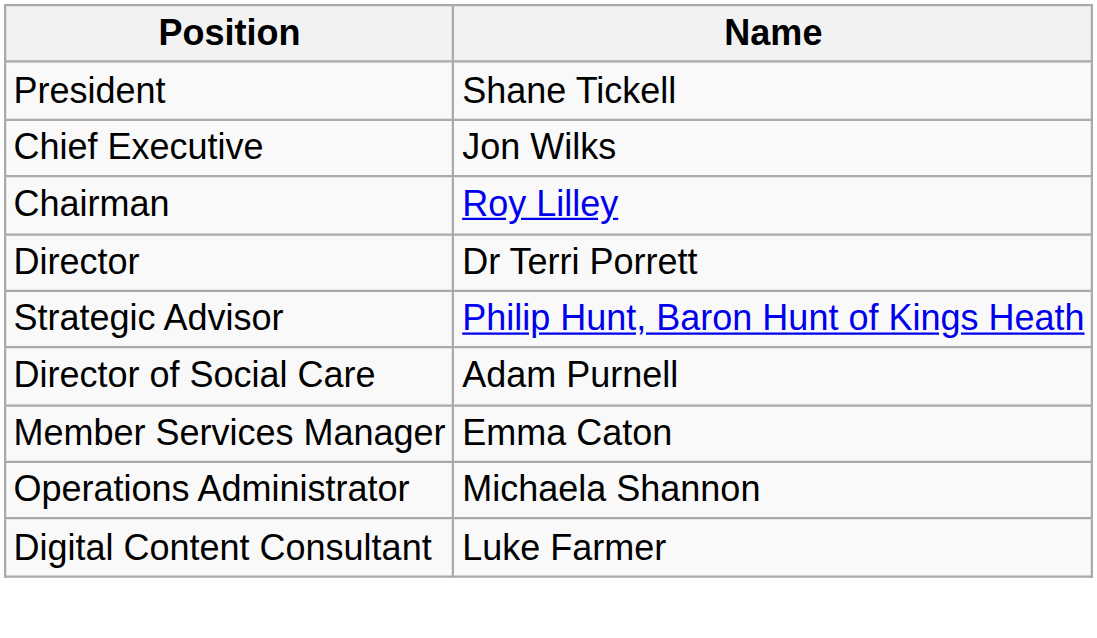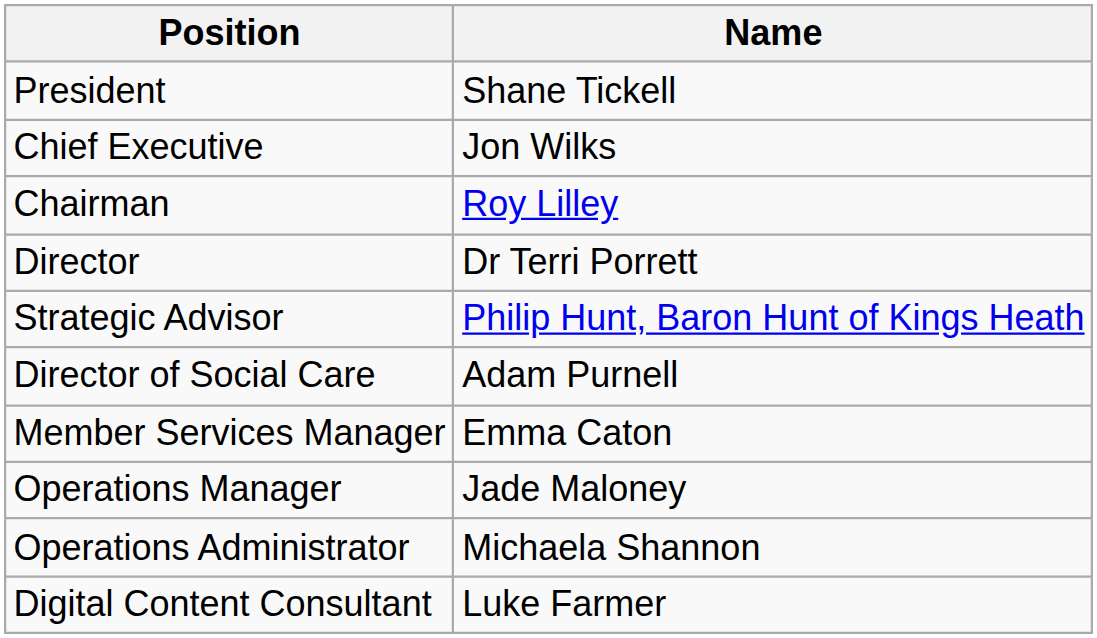+ row: (178, 489)
